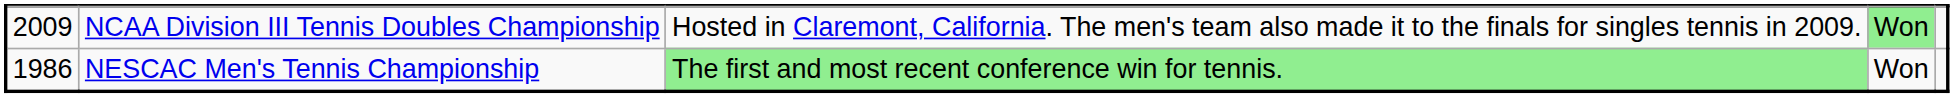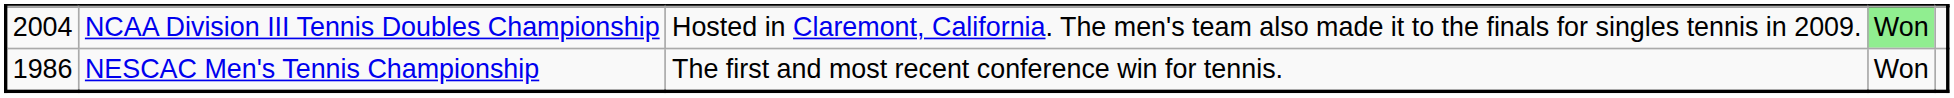(43, 26) 2009 -> (43, 26) 2004
(978, 69) lightgreen background -> (978, 69) no background
